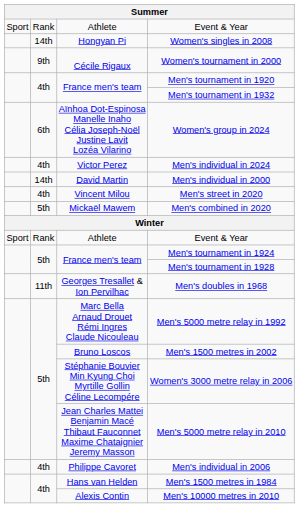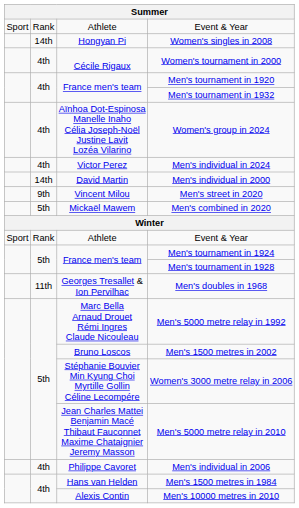(44, 61) 9th -> (44, 61) 4th
(44, 130) 6th -> (44, 130) 4th
(44, 194) 4th -> (44, 194) 9th
